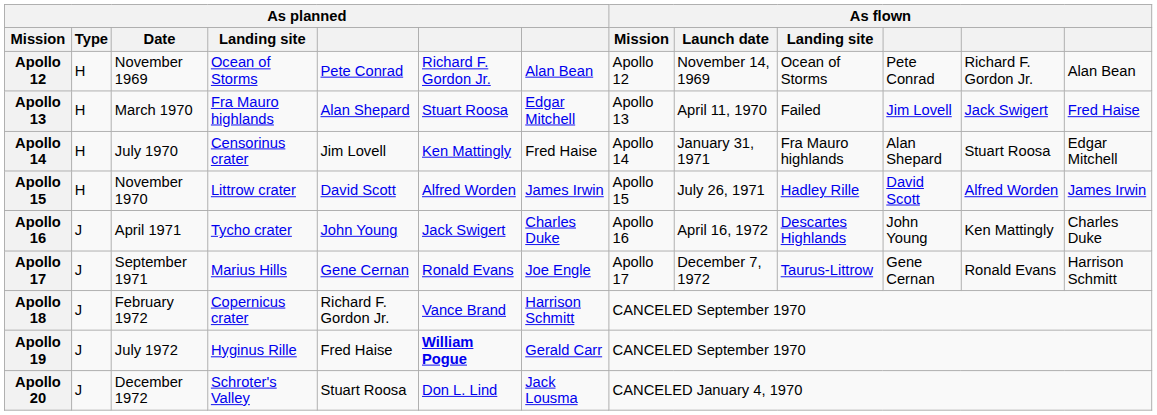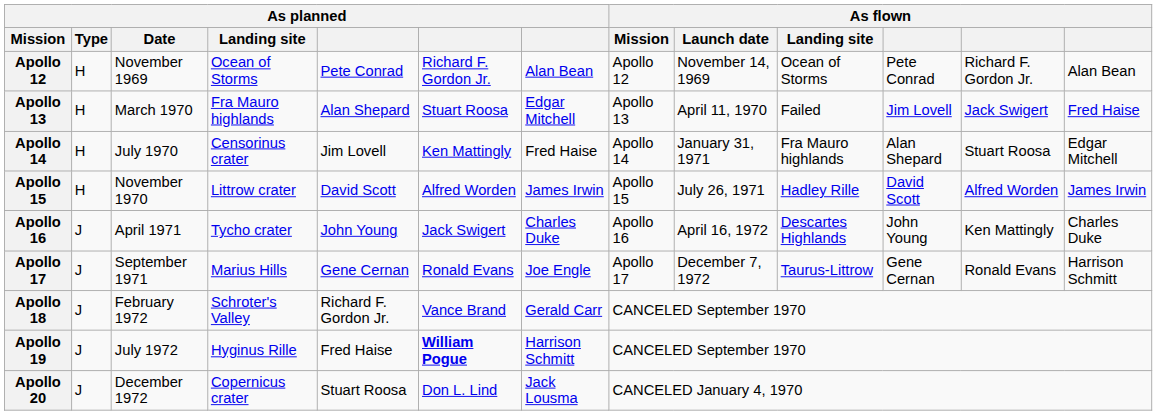(248, 310) Copernicus crater -> (244, 310) Schroter's Valley
(553, 310) Harrison Schmitt -> (564, 310) Gerald Carr
(564, 350) Gerald Carr -> (553, 350) Harrison Schmitt
(244, 390) Schroter's Valley -> (248, 390) Copernicus crater
